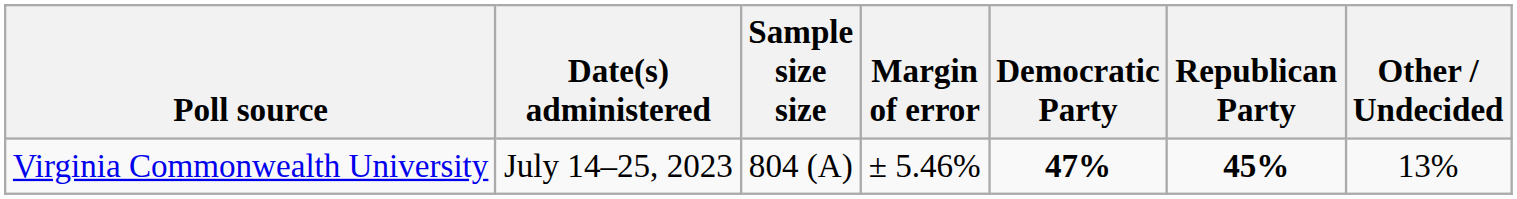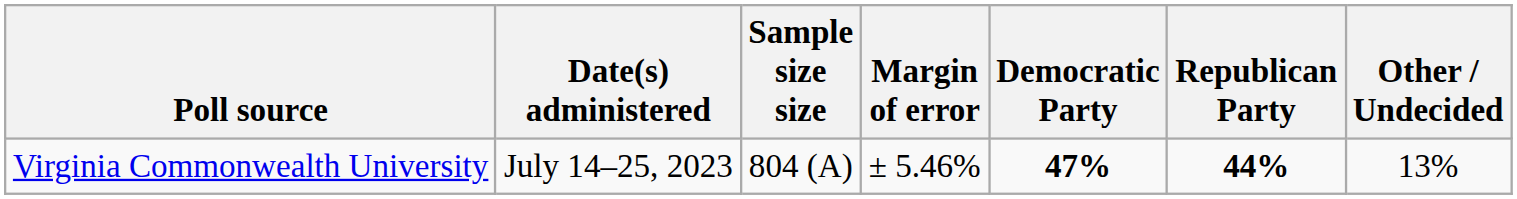(1256, 165) 45% -> (1256, 165) 44%
